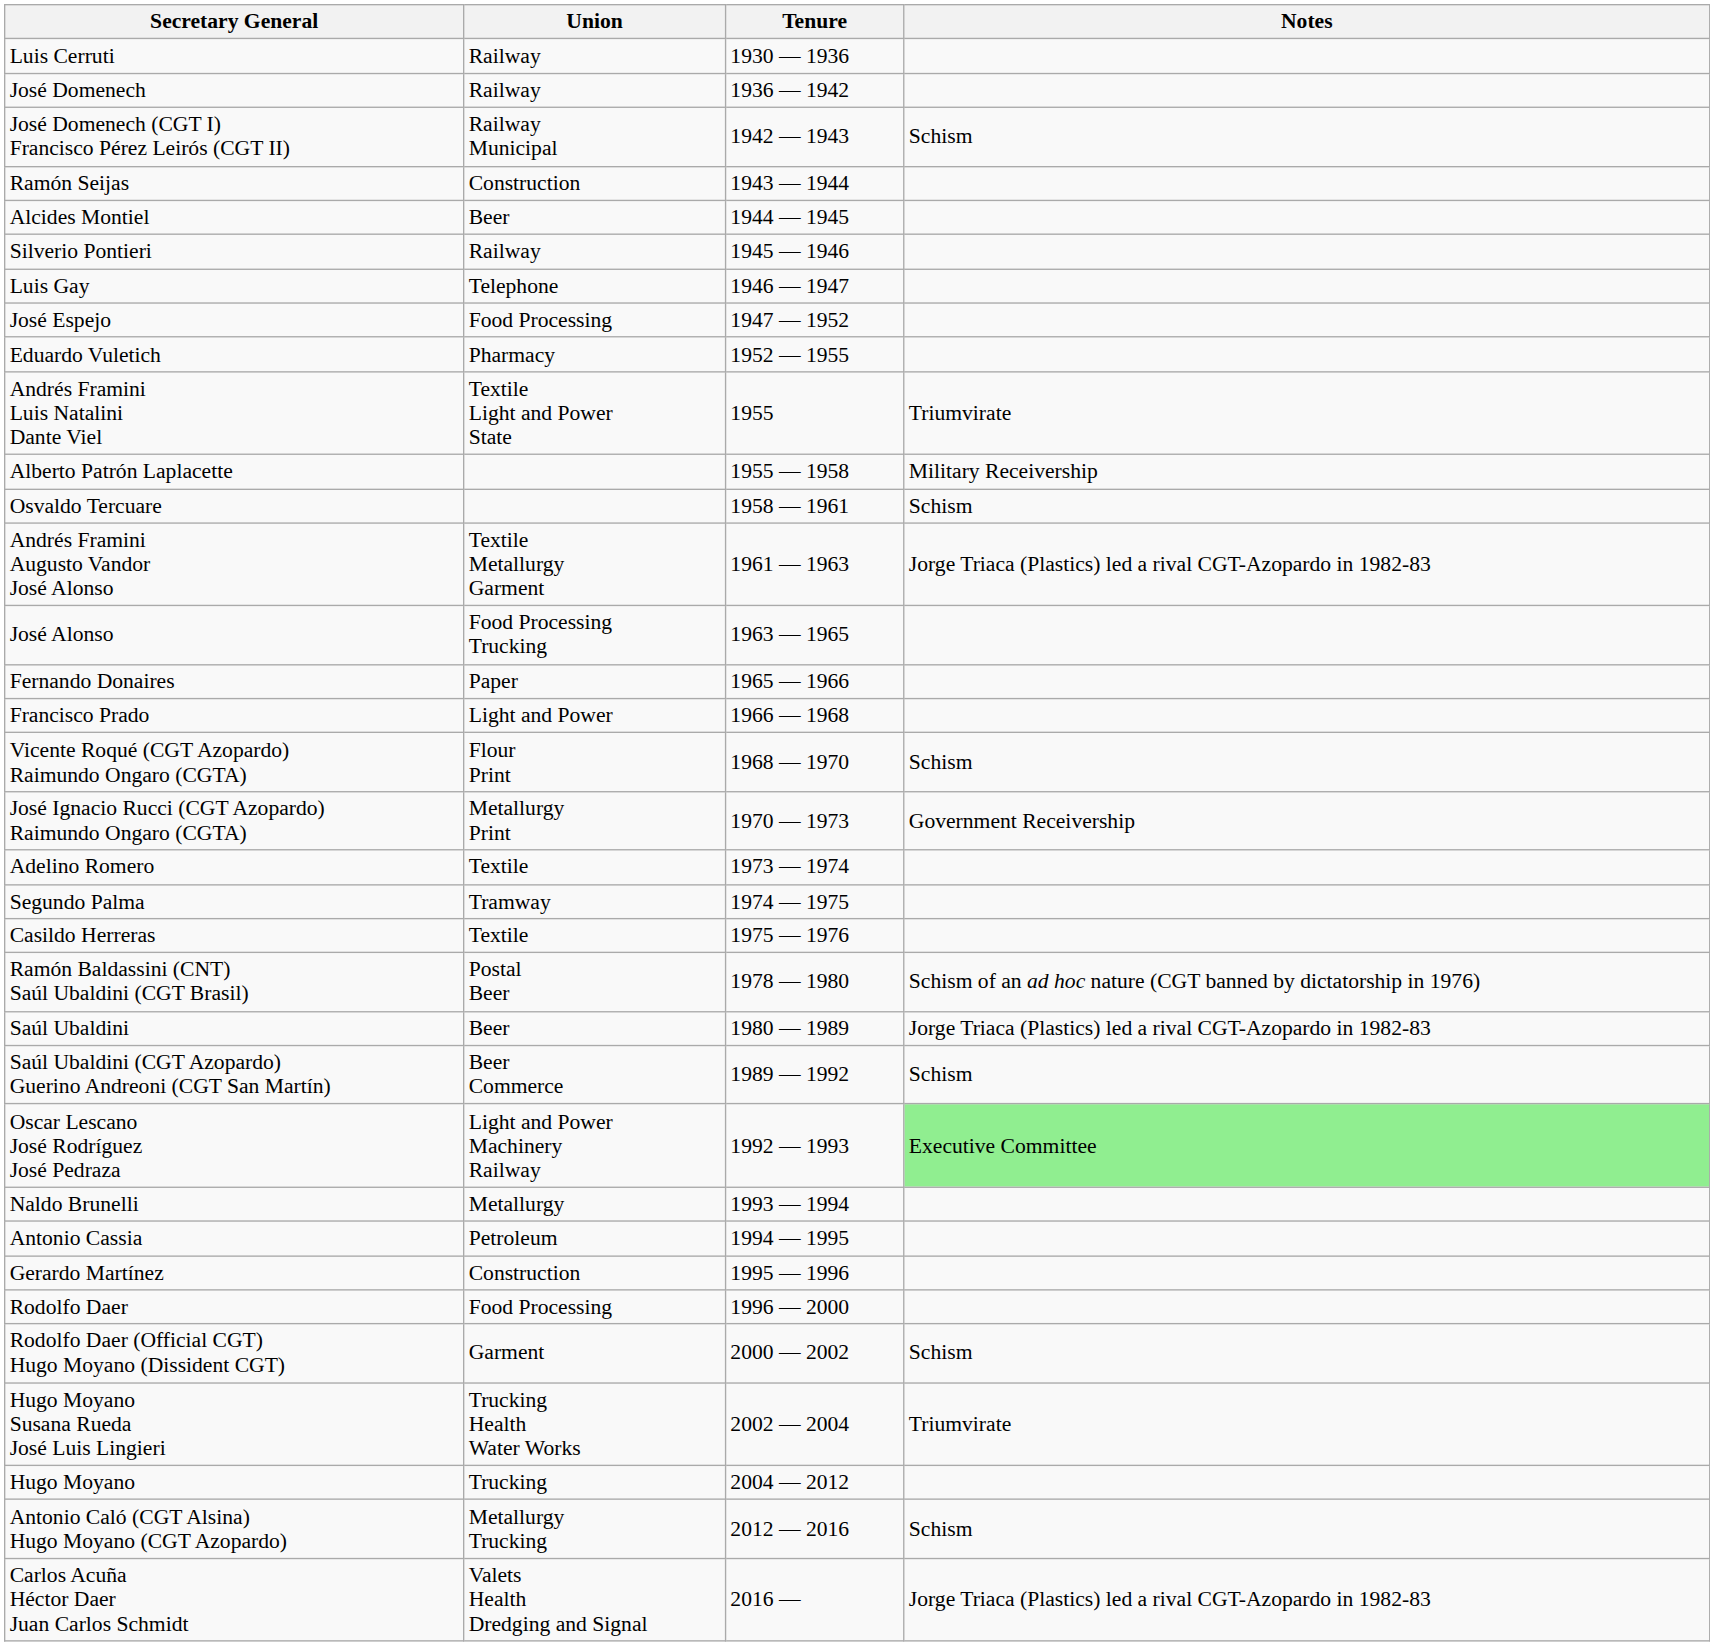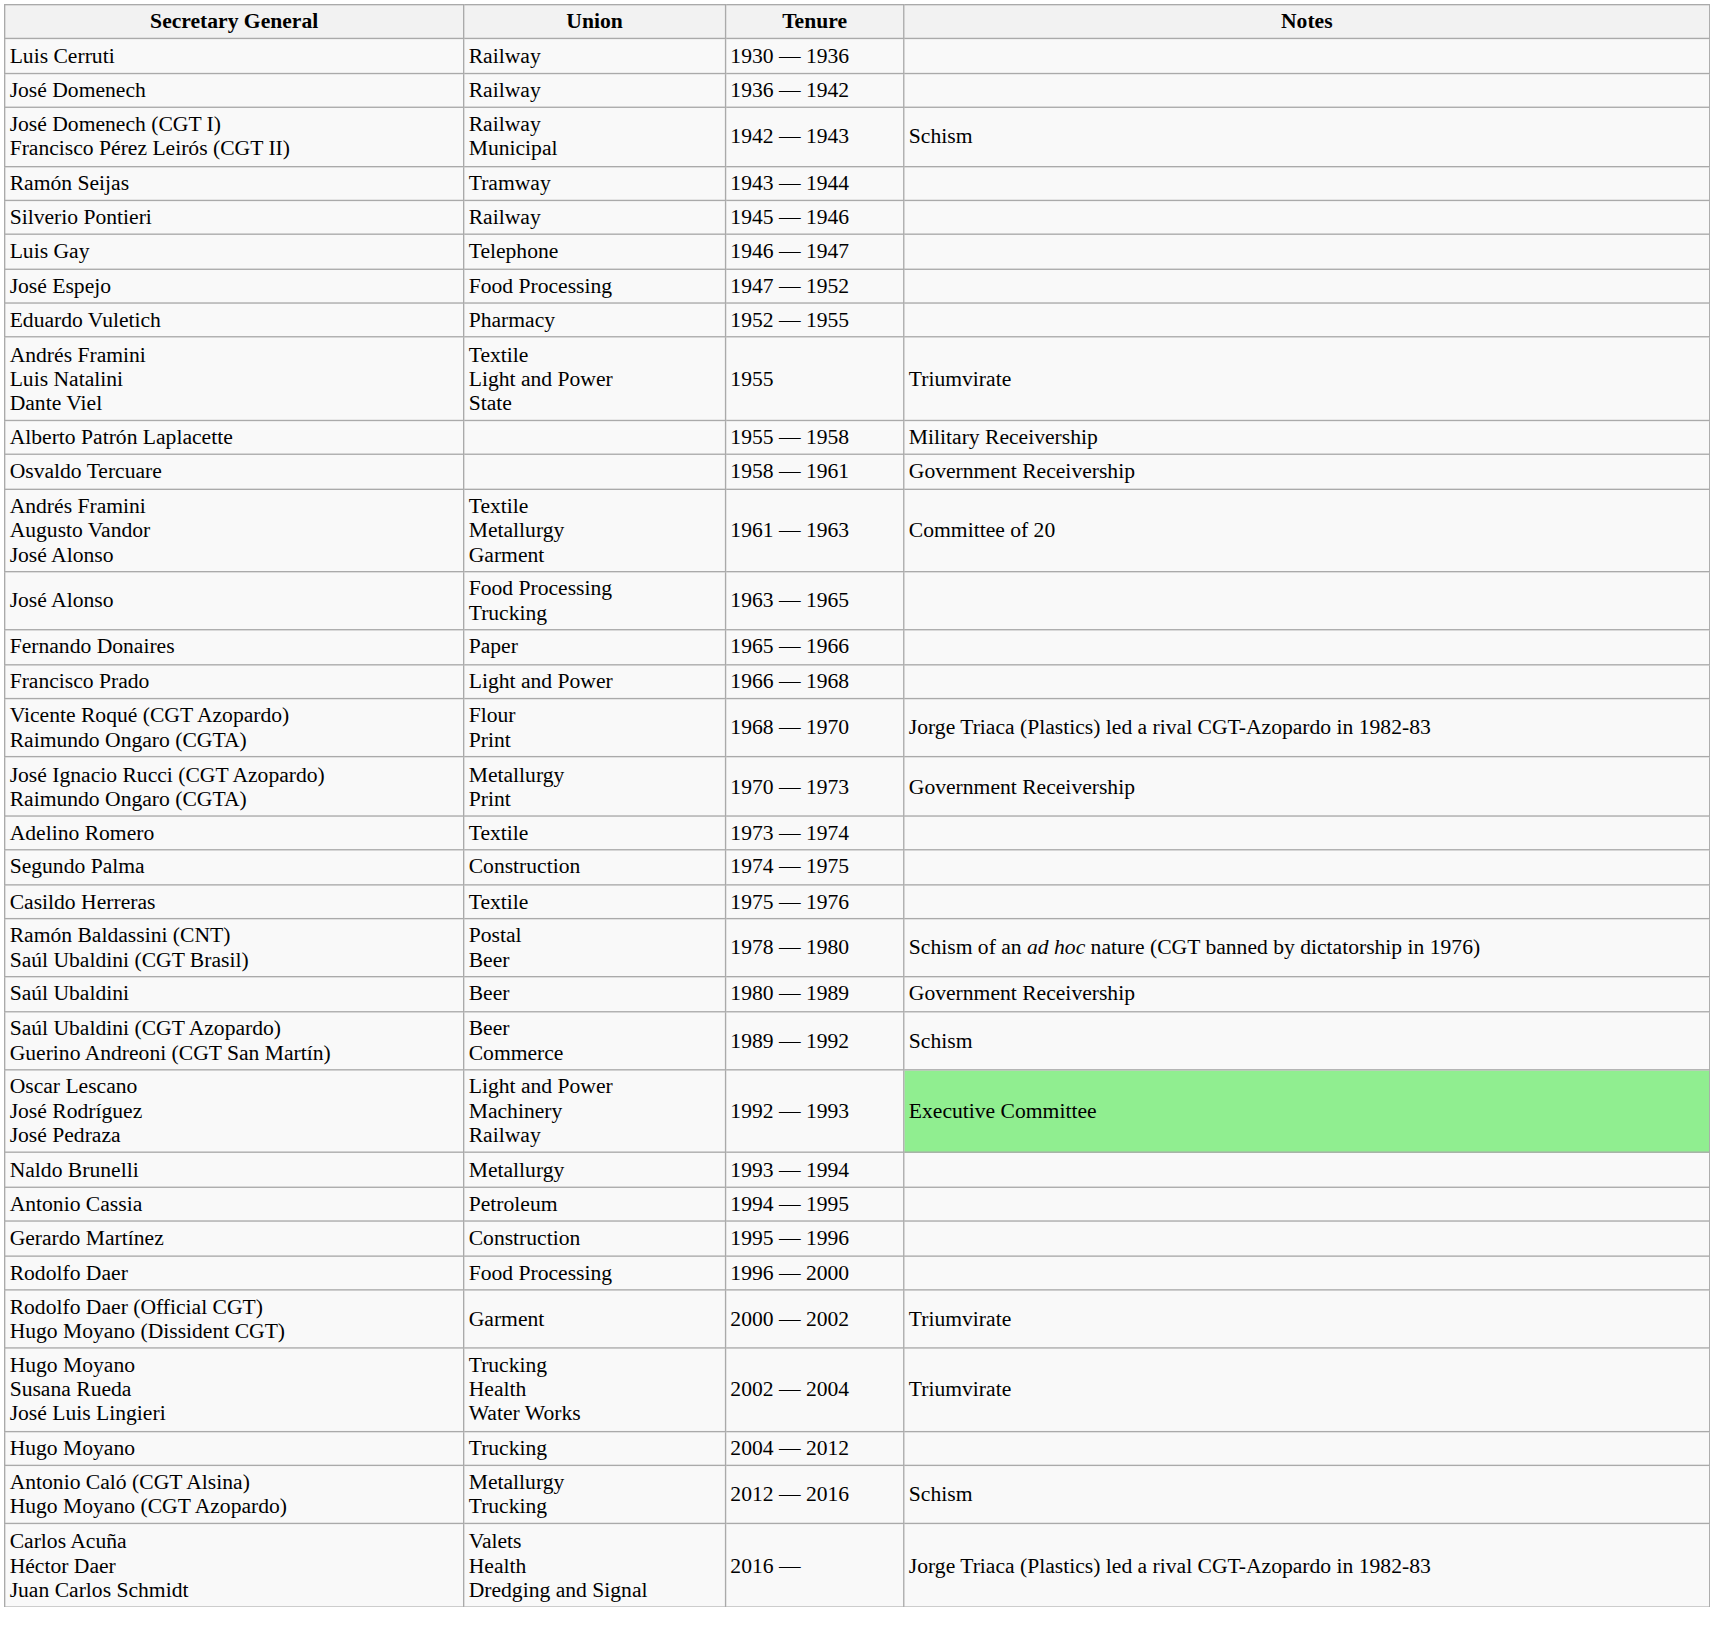(524, 182) Construction -> (510, 182) Tramway
- row: (80, 217)
(941, 505) Schism -> (1022, 471) Government Receivership
(1170, 564) Jorge Triaca (Plastics) led a rival CGT-Azopardo in 1982-83 -> (982, 529) Committee of 20
(941, 761) Schism -> (1170, 727) Jorge Triaca (Plastics) led a rival CGT-Azopardo in 1982-83
(510, 901) Tramway -> (524, 866) Construction
(1170, 1028) Jorge Triaca (Plastics) led a rival CGT-Azopardo in 1982-83 -> (1022, 993) Government Receivership
(941, 1353) Schism -> (960, 1318) Triumvirate
